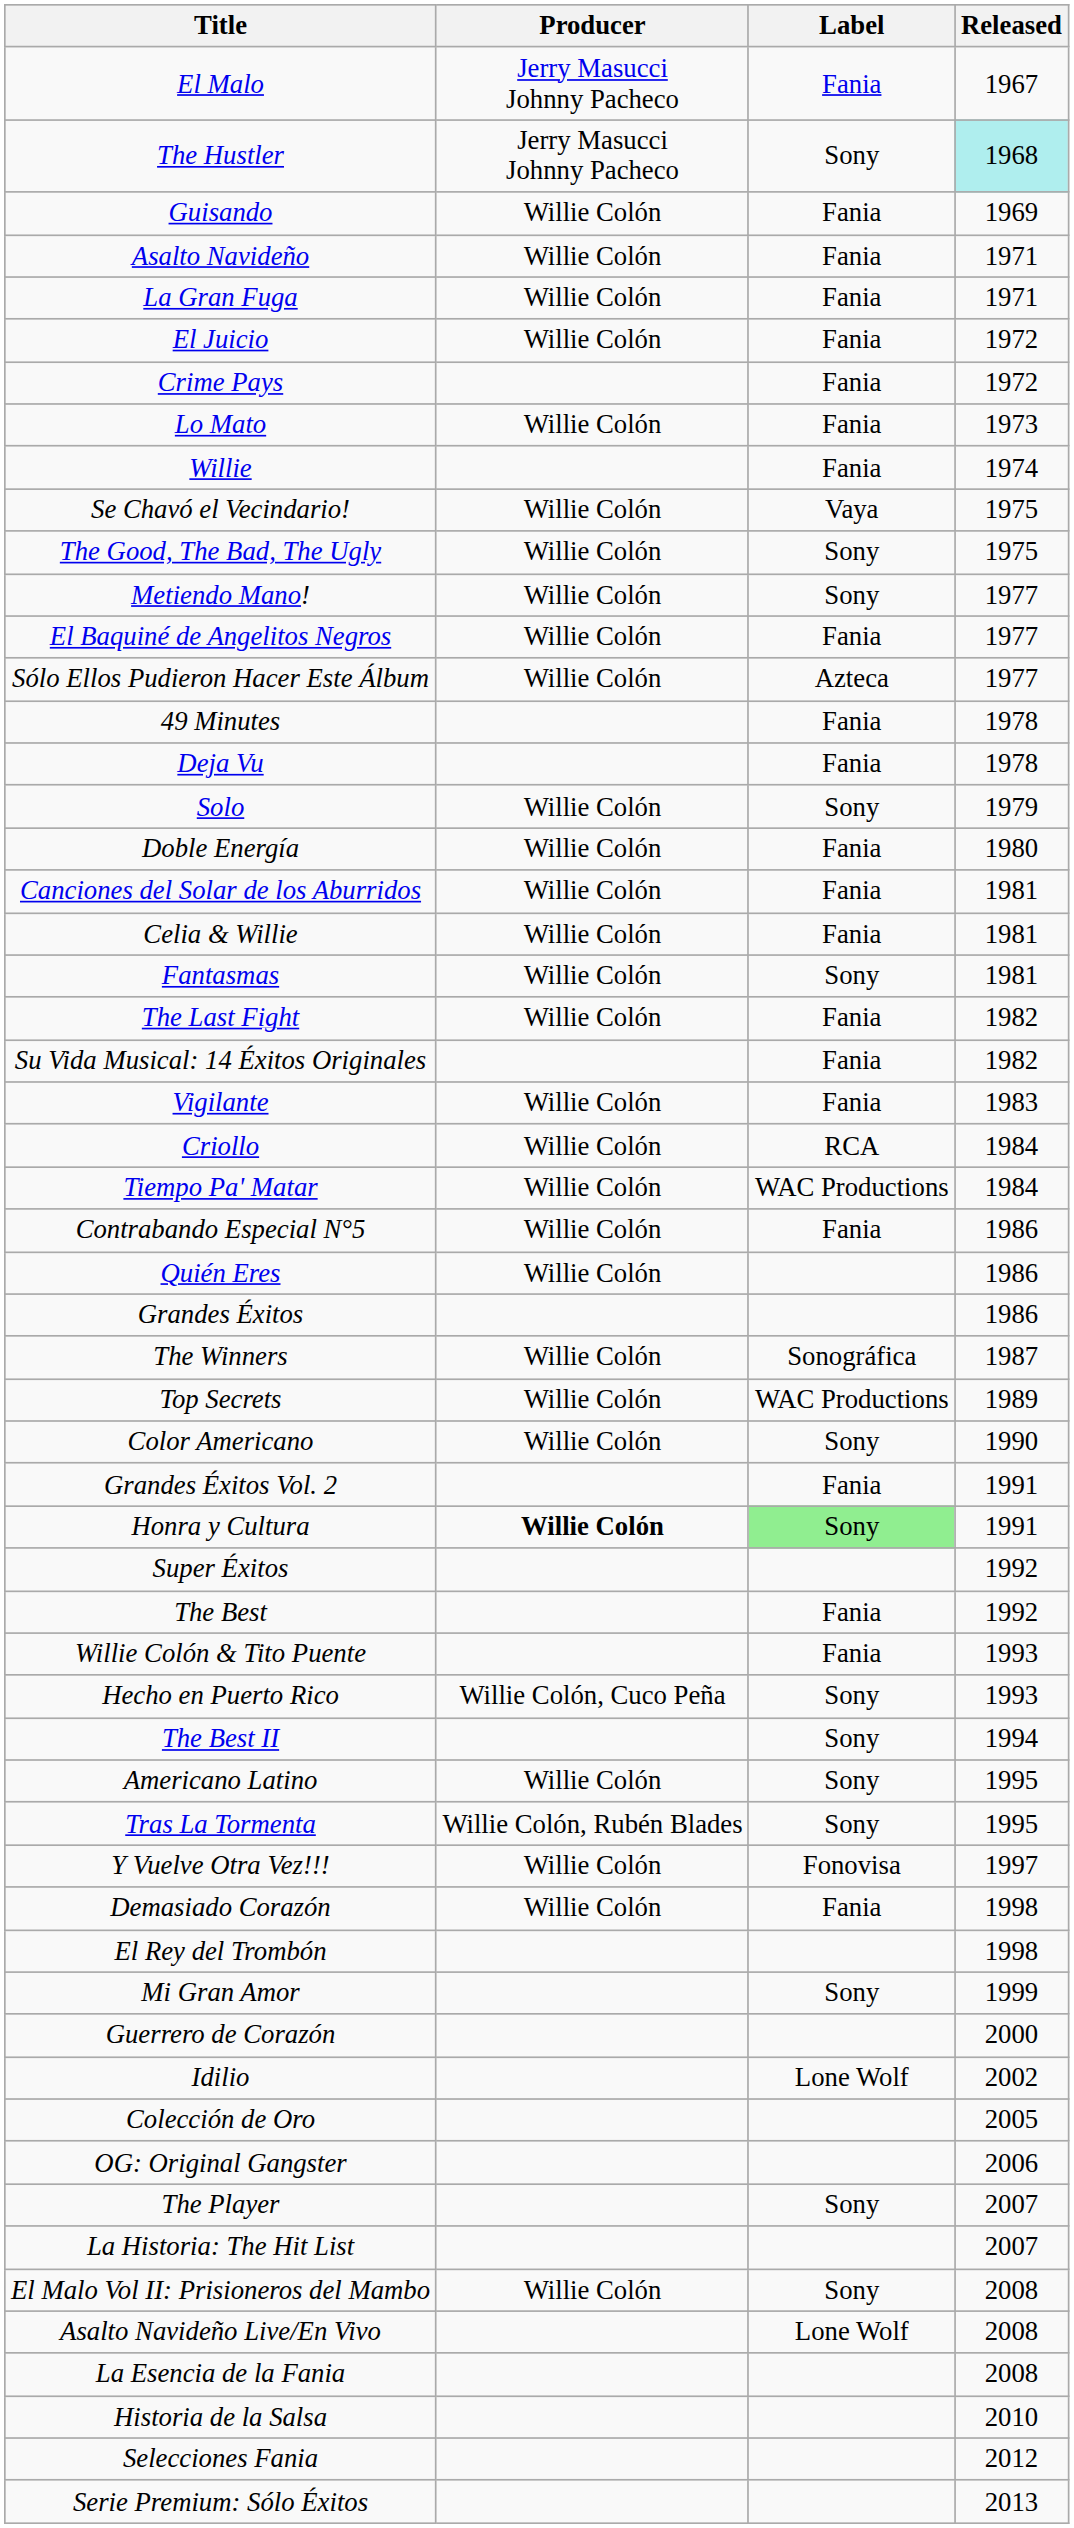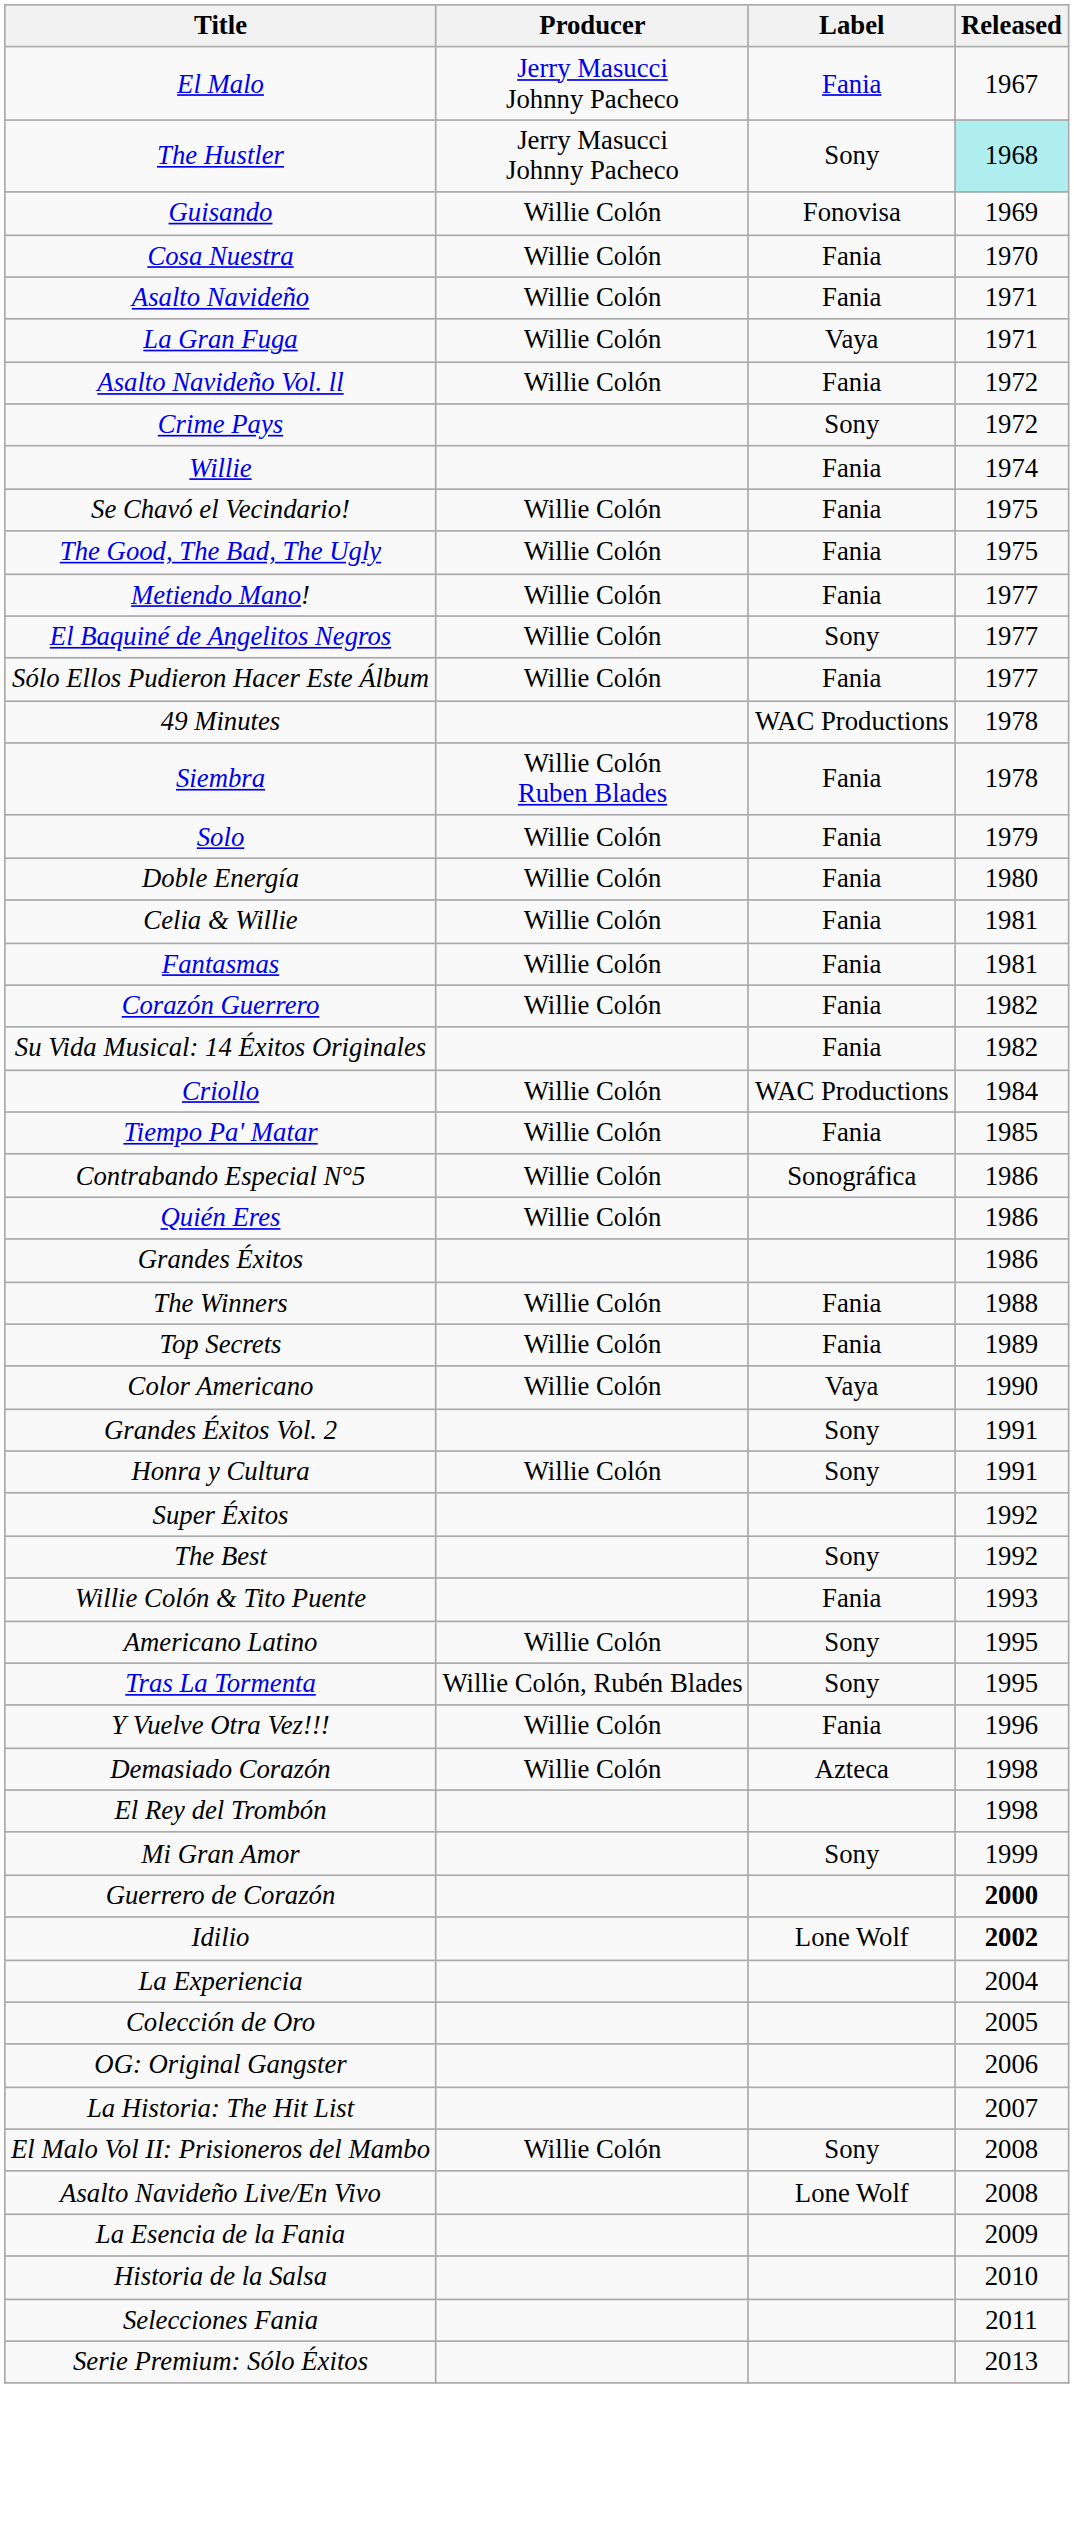(852, 212) Fania -> (852, 212) Fonovisa
+ row: (221, 255)
(852, 297) Fania -> (852, 340) Vaya
- row: (221, 340)
+ row: (221, 382)
(852, 382) Fania -> (852, 424) Sony
- row: (221, 424)
(852, 509) Vaya -> (852, 509) Fania
(852, 551) Sony -> (852, 551) Fania
(852, 594) Sony -> (852, 594) Fania
(852, 636) Fania -> (852, 636) Sony
(852, 679) Azteca -> (852, 679) Fania
(852, 721) Fania -> (852, 721) WAC Productions
- row: (221, 763)
+ row: (221, 778)
(852, 806) Sony -> (852, 836) Fania
- row: (221, 890)
(852, 975) Sony -> (852, 963) Fania
+ row: (221, 1005)
- row: (221, 1018)
- row: (221, 1102)
(852, 1145) RCA -> (852, 1090) WAC Productions
(852, 1187) WAC Productions -> (852, 1132) Fania
(1011, 1187) 1984 -> (1011, 1132) 1985
(852, 1229) Fania -> (852, 1175) Sonográfica
(852, 1357) Sonográfica -> (852, 1302) Fania
(1011, 1357) 1987 -> (1011, 1302) 1988
(852, 1399) WAC Productions -> (852, 1344) Fania
(852, 1441) Sony -> (852, 1387) Vaya
(852, 1484) Fania -> (852, 1429) Sony
(592, 1526) bold -> (592, 1471) normal
(852, 1526) lightgreen background -> (852, 1471) no background
(852, 1611) Fania -> (852, 1556) Sony
- row: (221, 1696)
- row: (221, 1738)
(852, 1865) Fonovisa -> (852, 1726) Fania
(1011, 1865) 1997 -> (1011, 1726) 1996
(852, 1907) Fania -> (852, 1768) Azteca
(1011, 2035) normal -> (1011, 1895) bold
(1011, 2077) normal -> (1011, 1938) bold
+ row: (221, 1980)
- row: (221, 2204)
(1011, 2374) 2008 -> (1011, 2234) 2009
(1011, 2458) 2012 -> (1011, 2319) 2011
